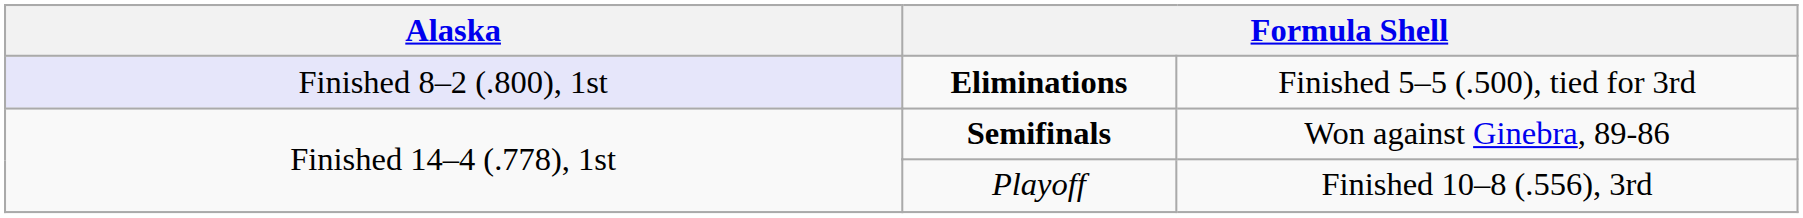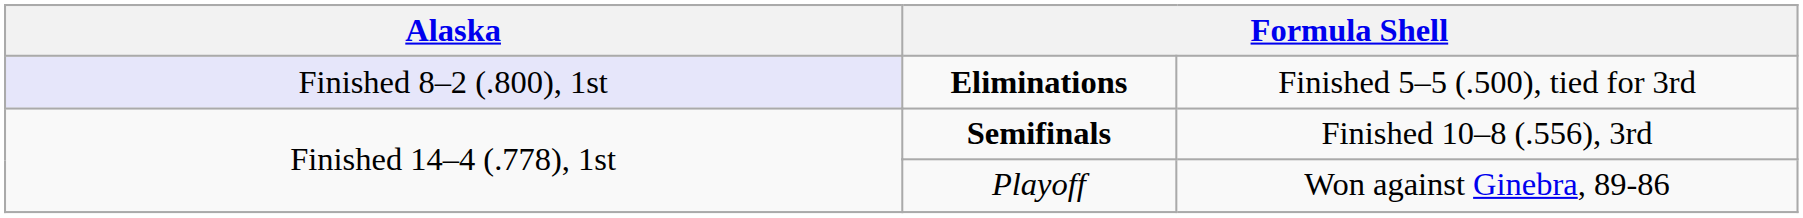(1487, 133) Won against Ginebra, 89-86 -> (1487, 133) Finished 10–8 (.556), 3rd
(1487, 184) Finished 10–8 (.556), 3rd -> (1487, 184) Won against Ginebra, 89-86
